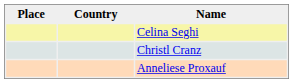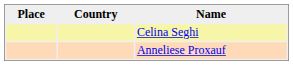- row: (169, 50)
